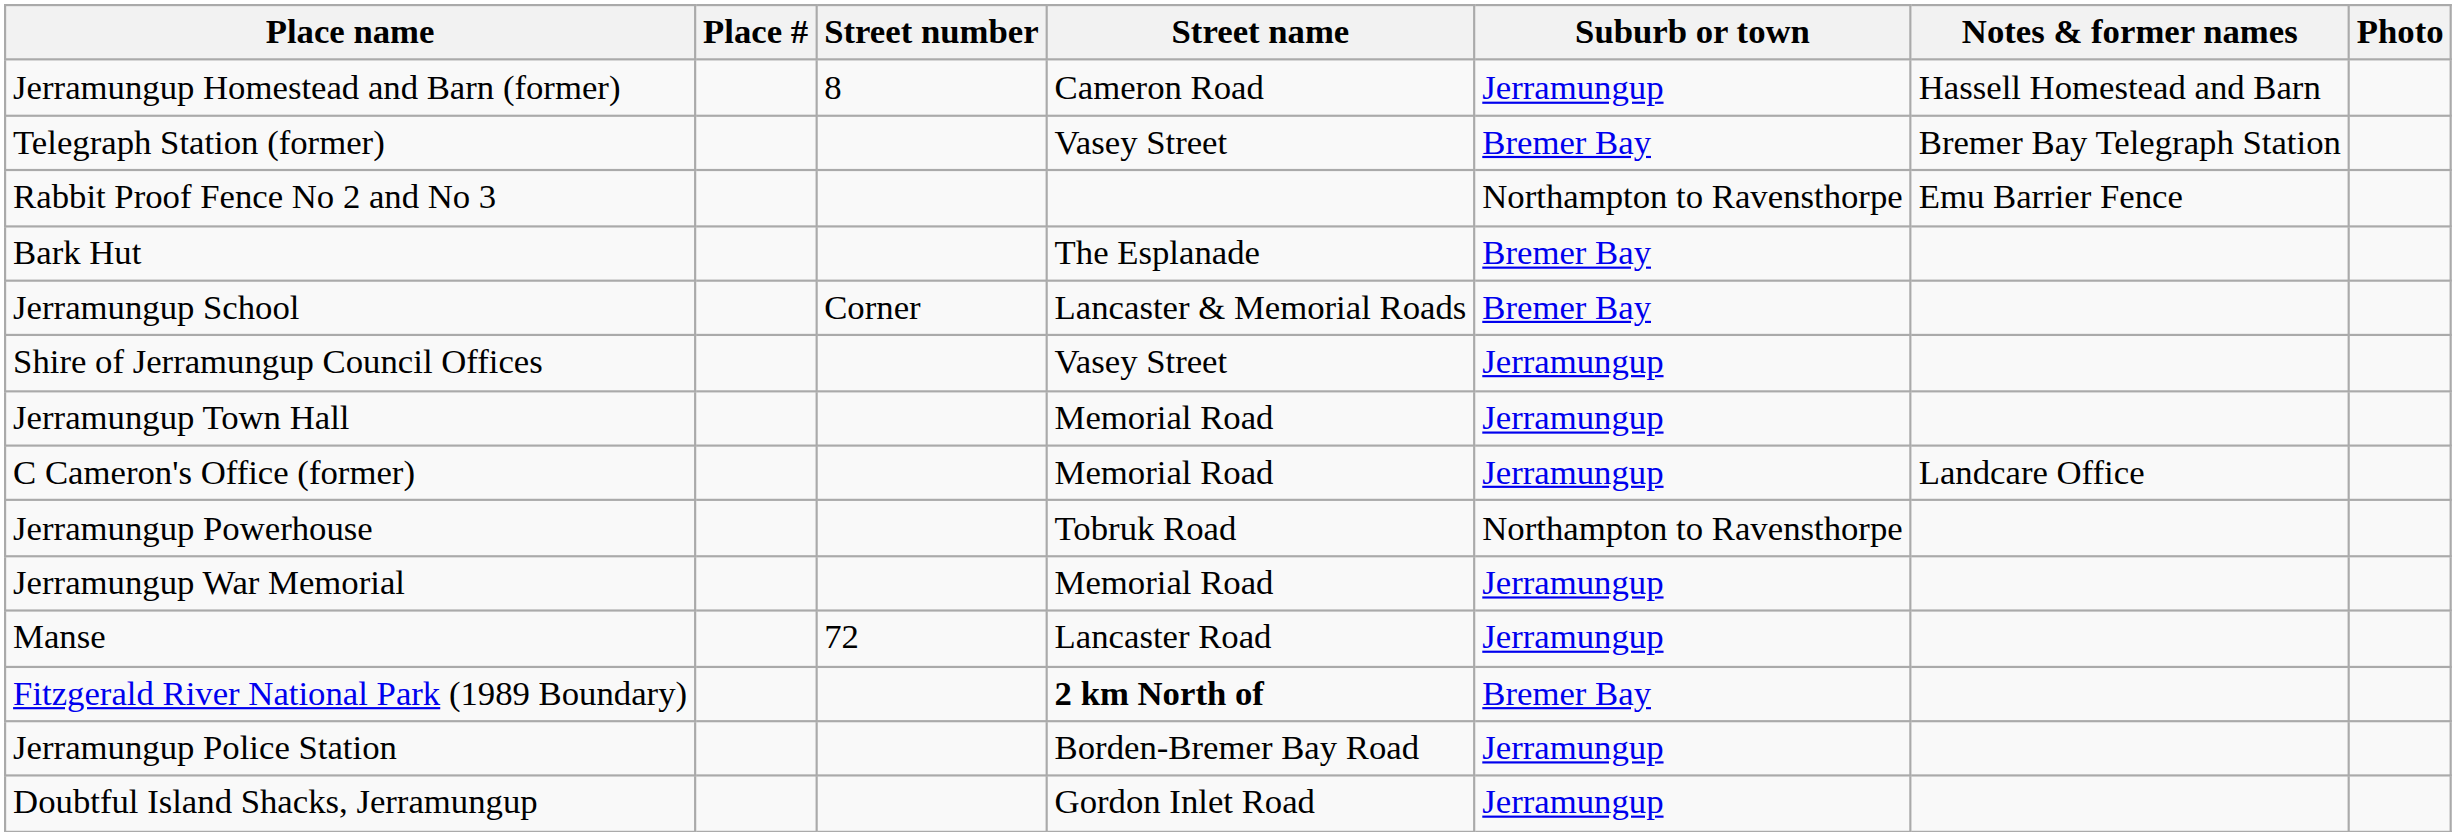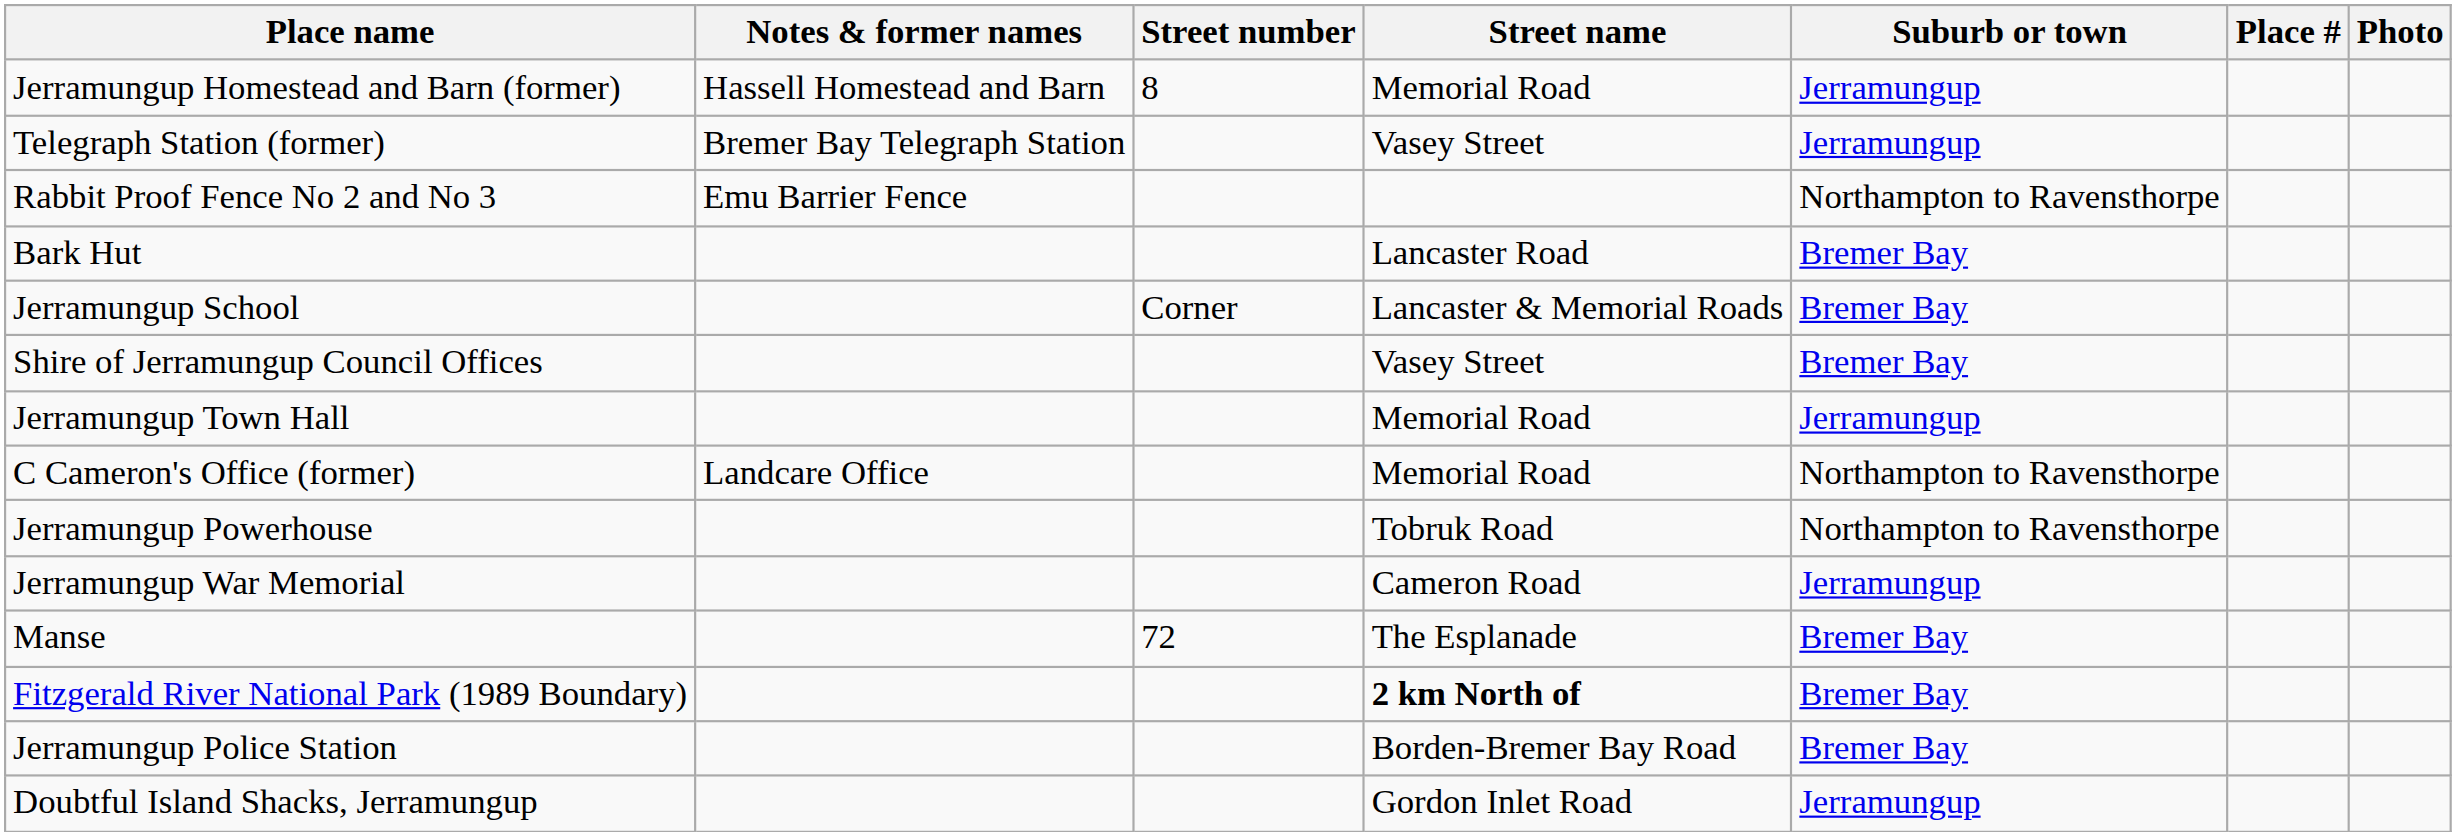columns swapped: (756, 32) <-> (2130, 32)
(1159, 87) Cameron Road -> (1481, 87) Memorial Road
(1567, 142) Bremer Bay -> (1890, 142) Jerramungup
(1157, 252) The Esplanade -> (1480, 252) Lancaster Road
(1573, 362) Jerramungup -> (1884, 362) Bremer Bay
(1573, 472) Jerramungup -> (2010, 472) Northampton to Ravensthorpe
(1164, 582) Memorial Road -> (1476, 582) Cameron Road
(1163, 637) Lancaster Road -> (1474, 637) The Esplanade
(1573, 637) Jerramungup -> (1884, 637) Bremer Bay
(1573, 747) Jerramungup -> (1884, 747) Bremer Bay
